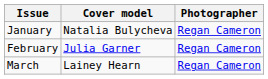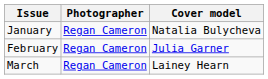columns swapped: (118, 13) <-> (219, 13)
